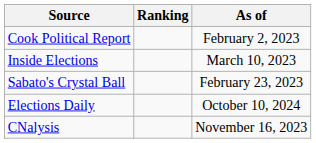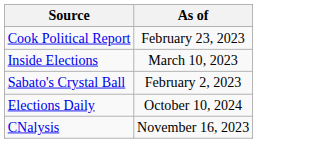- column: (163, 15)
(251, 37) February 2, 2023 -> (193, 37) February 23, 2023
(251, 82) February 23, 2023 -> (193, 82) February 2, 2023
